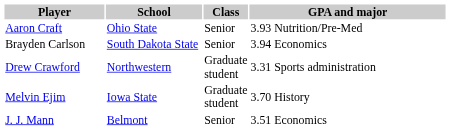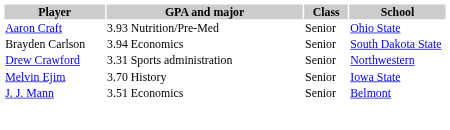columns swapped: (154, 12) <-> (348, 12)
(226, 67) Graduate student -> (321, 60) Senior
(226, 97) Graduate student -> (321, 77) Senior
